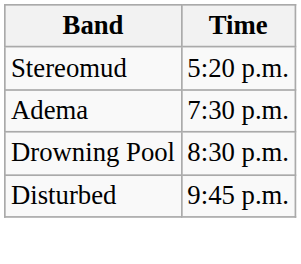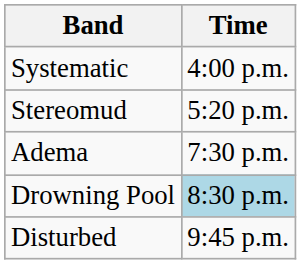+ row: (70, 68)
(238, 152) no background -> (238, 195) lightblue background
